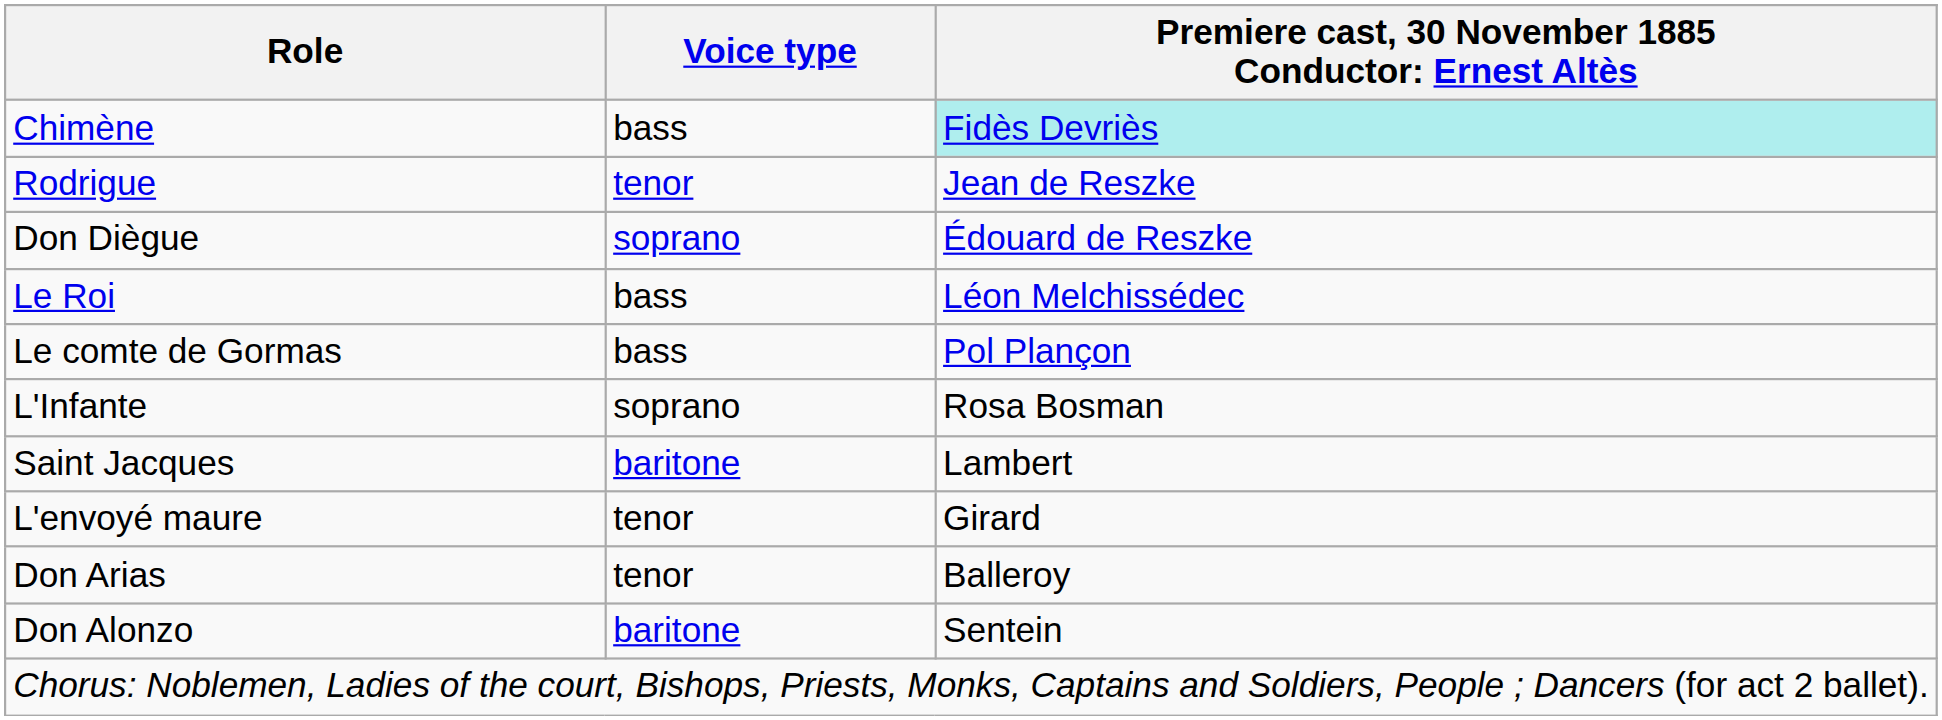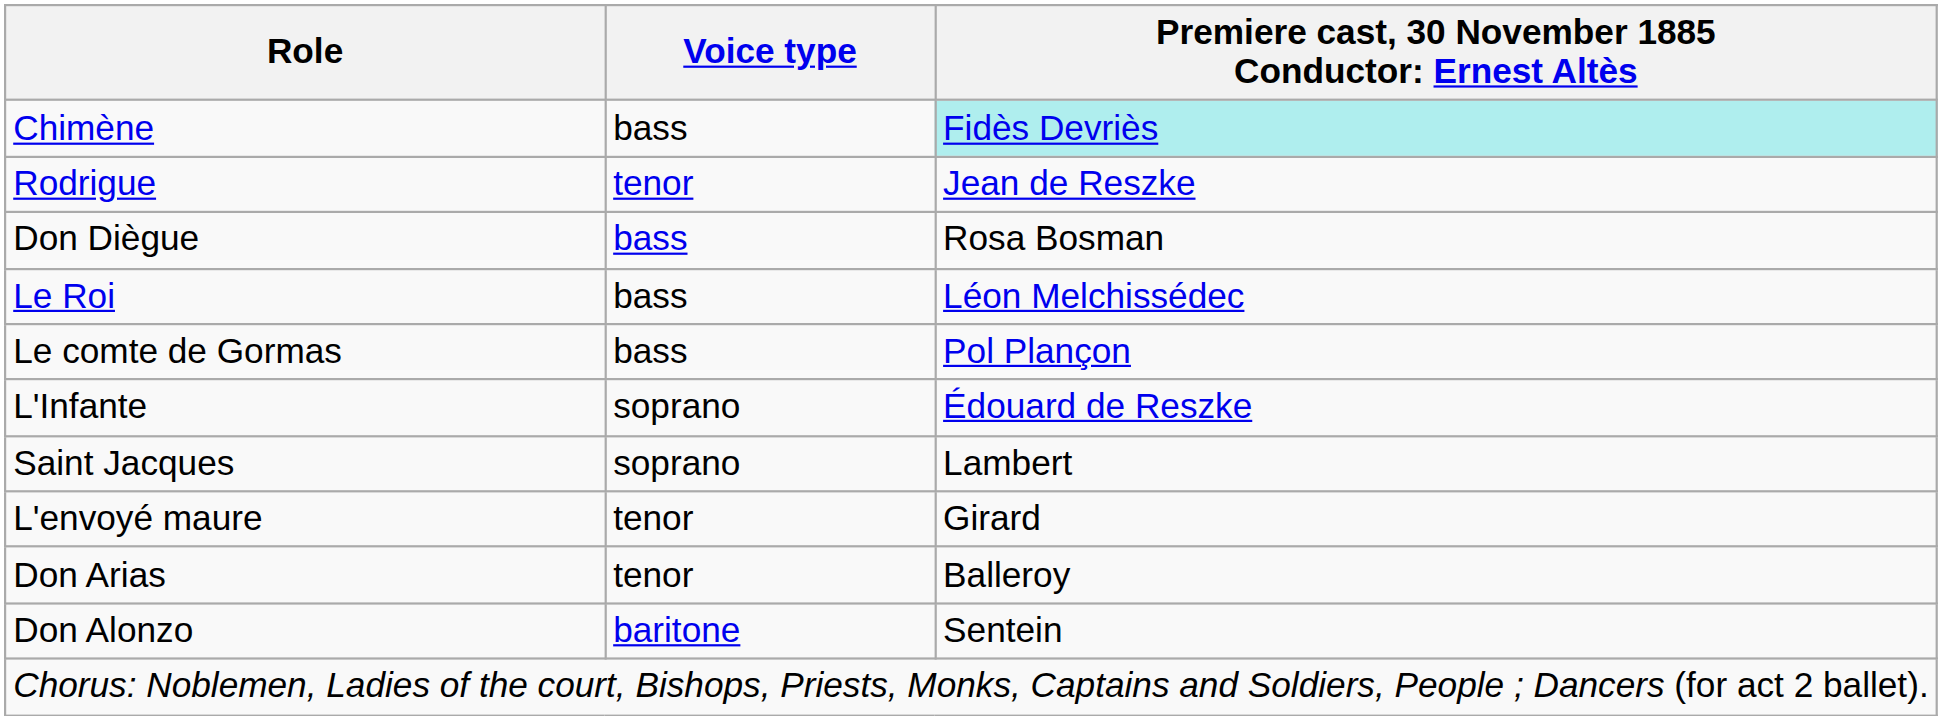(677, 239) soprano -> (650, 239) bass
(1098, 239) Édouard de Reszke -> (1054, 239) Rosa Bosman
(1054, 406) Rosa Bosman -> (1098, 406) Édouard de Reszke
(677, 462) baritone -> (677, 462) soprano
